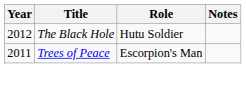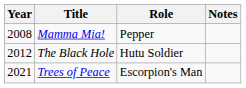+ row: (71, 33)
(19, 53) 2011 -> (20, 72) 2021
